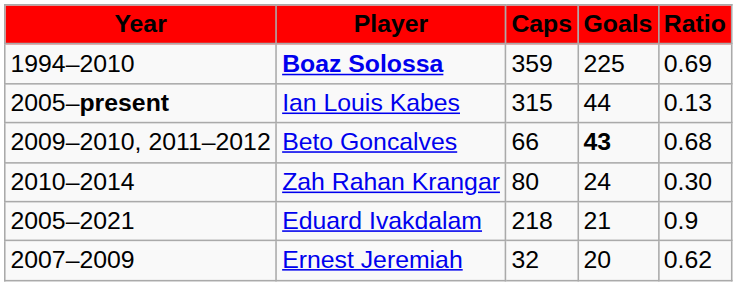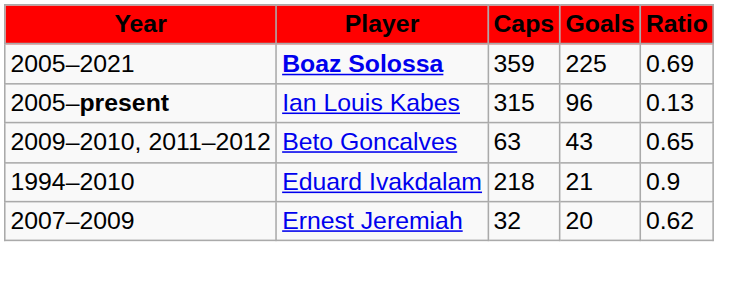(73, 63) 1994–2010 -> (73, 63) 2005–2021
(597, 102) 44 -> (579, 102) 96
(525, 142) 66 -> (507, 142) 63
(597, 142) bold -> (579, 142) normal
(688, 142) 0.68 -> (670, 142) 0.65
- row: (391, 181)
(73, 220) 2005–2021 -> (73, 181) 1994–2010
